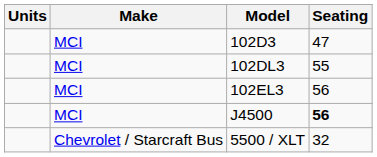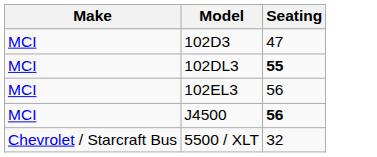- column: (27, 16)
(321, 66) normal -> (275, 66) bold
